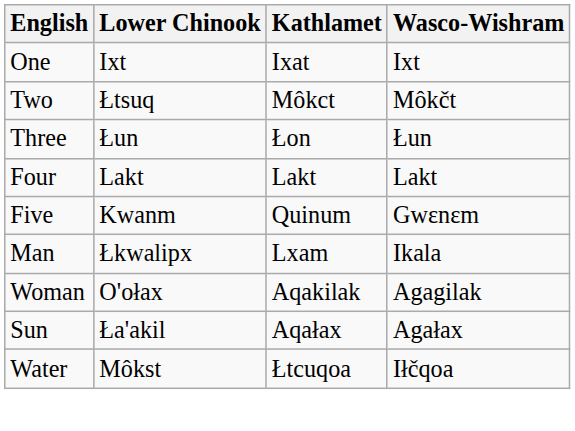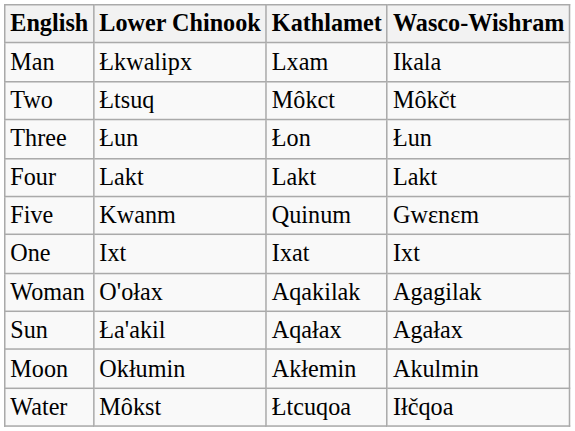rows swapped: (30, 61) <-> (32, 253)
+ row: (39, 368)
